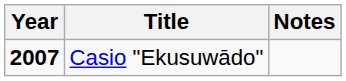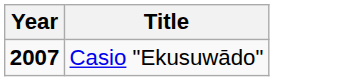- column: (305, 22)
